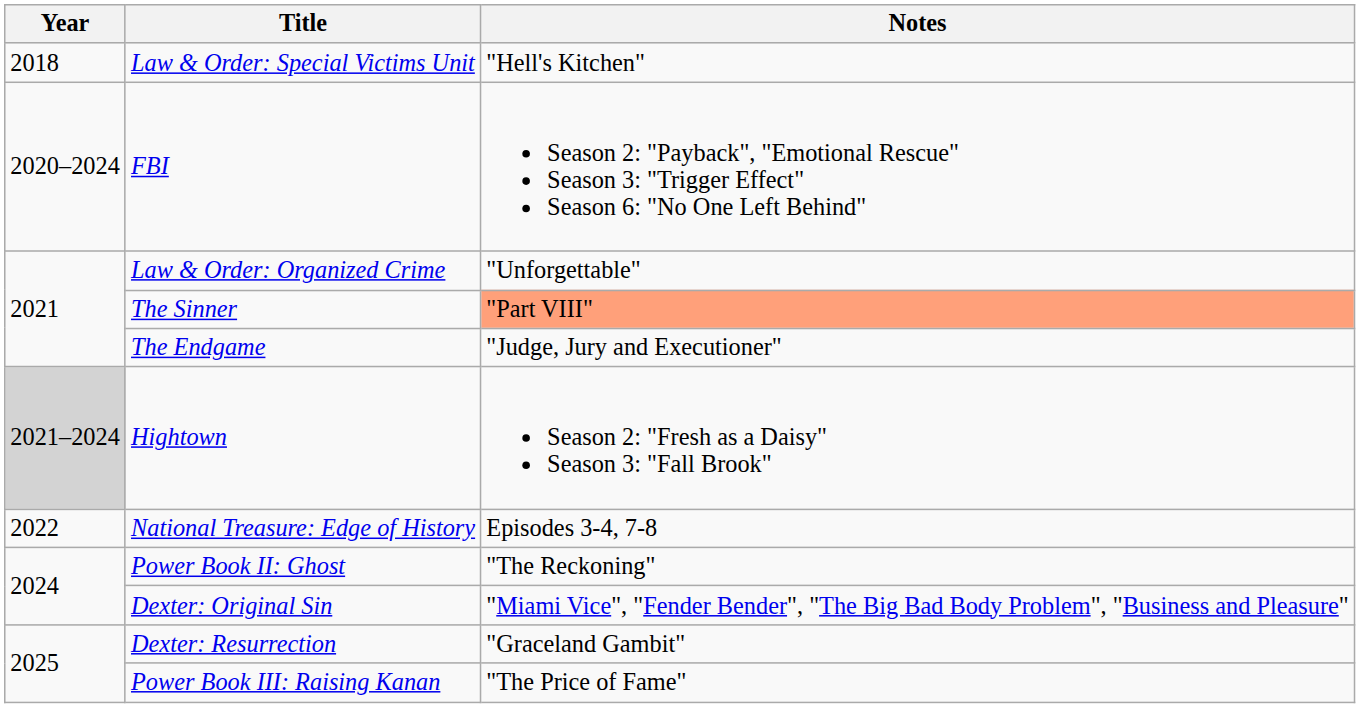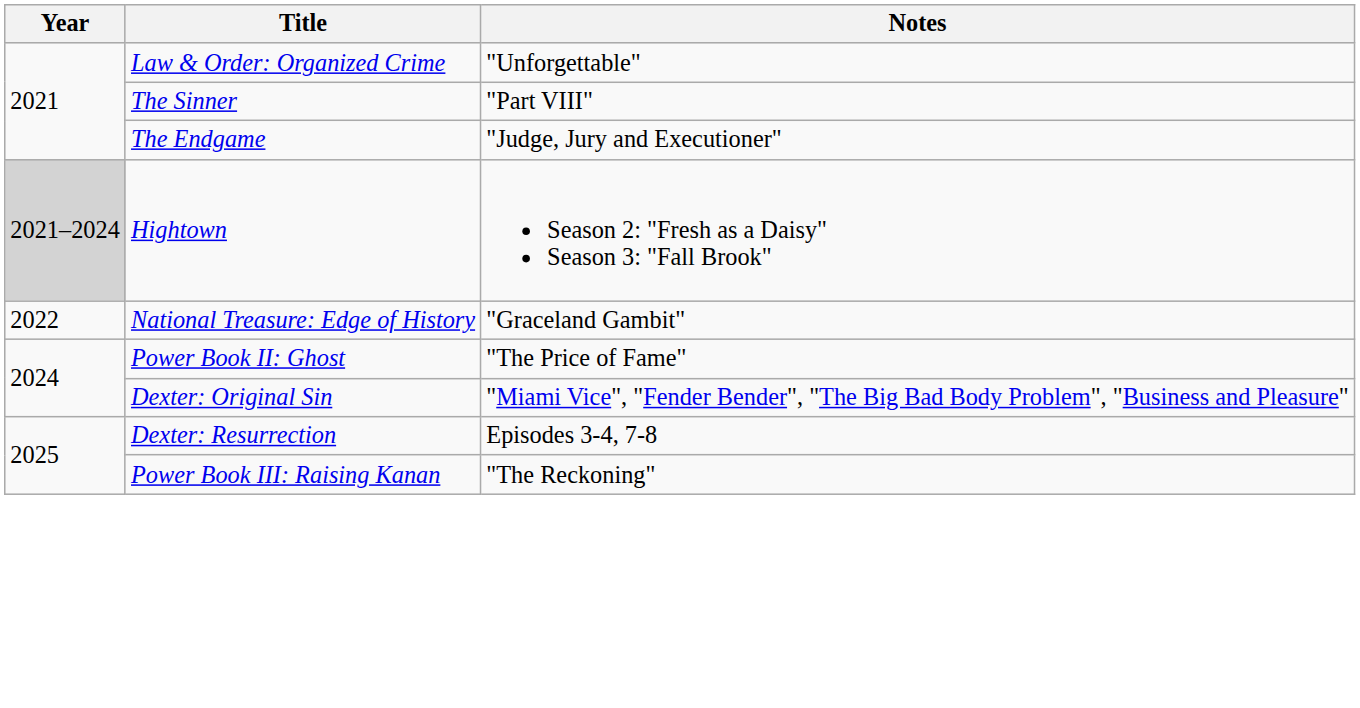- row: (303, 62)
- row: (150, 166)
(540, 308) lightsalmon background -> (540, 100) no background
(572, 527) Episodes 3-4, 7-8 -> (586, 319) "Graceland Gambit"
(571, 566) "The Reckoning" -> (586, 358) "The Price of Fame"
(586, 643) "Graceland Gambit" -> (572, 435) Episodes 3-4, 7-8
(586, 682) "The Price of Fame" -> (571, 474) "The Reckoning"
